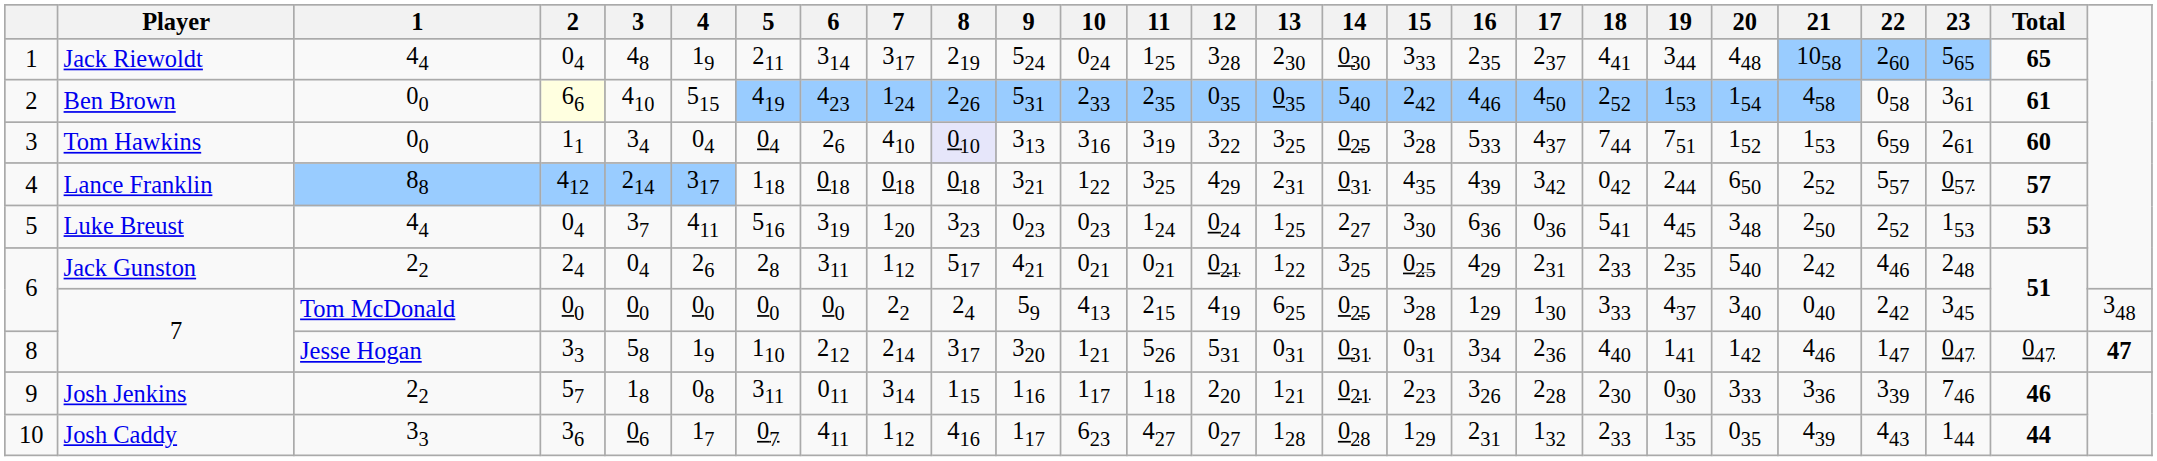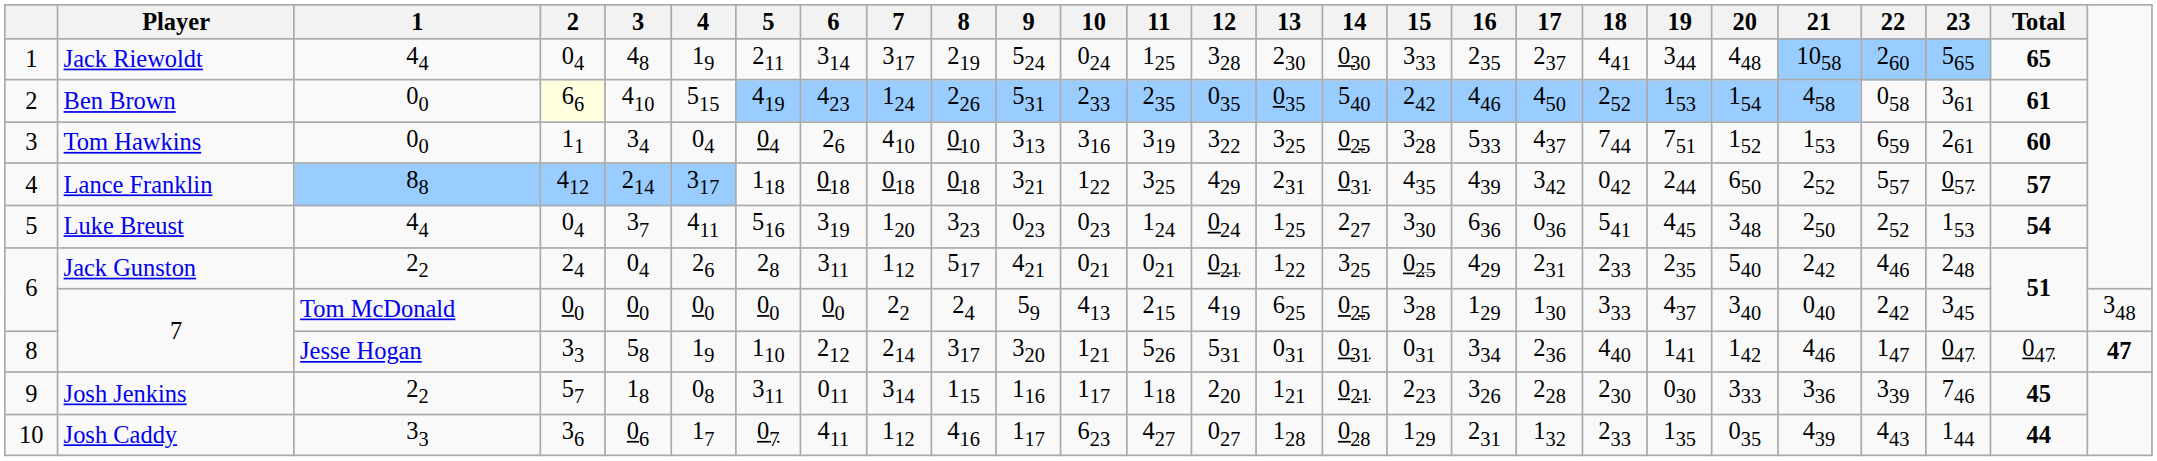(964, 142) lavender background -> (964, 142) no background
(2039, 226) 53 -> (2039, 226) 54
(2039, 393) 46 -> (2039, 393) 45
